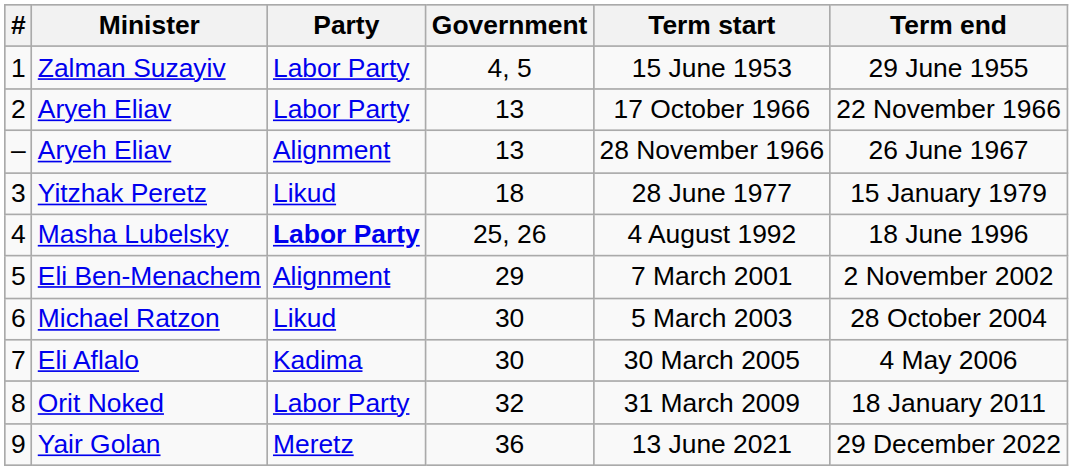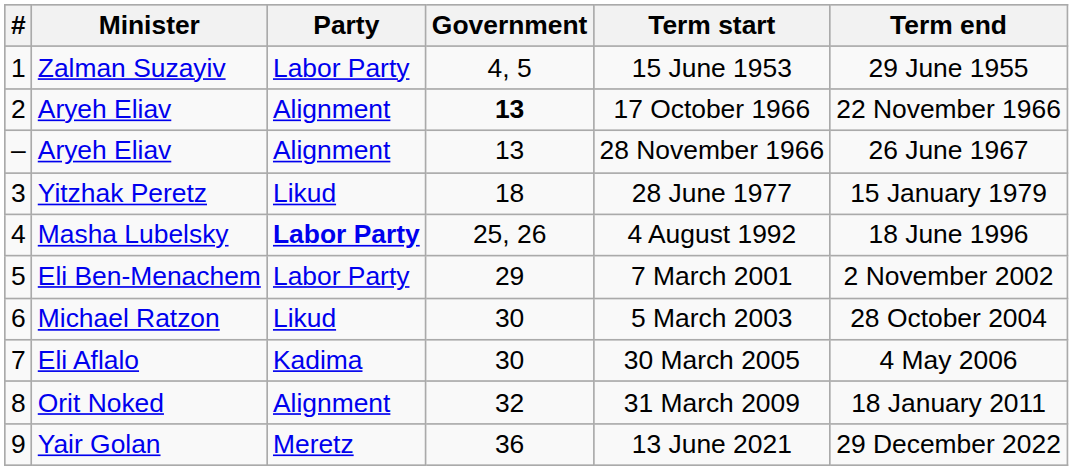(341, 109) Labor Party -> (332, 109) Alignment
(510, 109) normal -> (510, 109) bold
(332, 276) Alignment -> (341, 276) Labor Party
(341, 402) Labor Party -> (332, 402) Alignment
